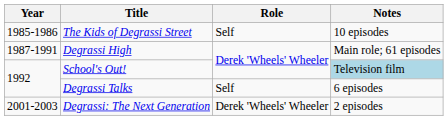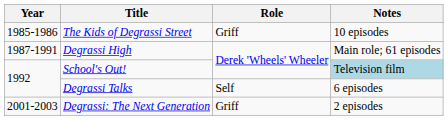(225, 32) Self -> (227, 32) Griff
(272, 106) Derek 'Wheels' Wheeler -> (227, 106) Griff
